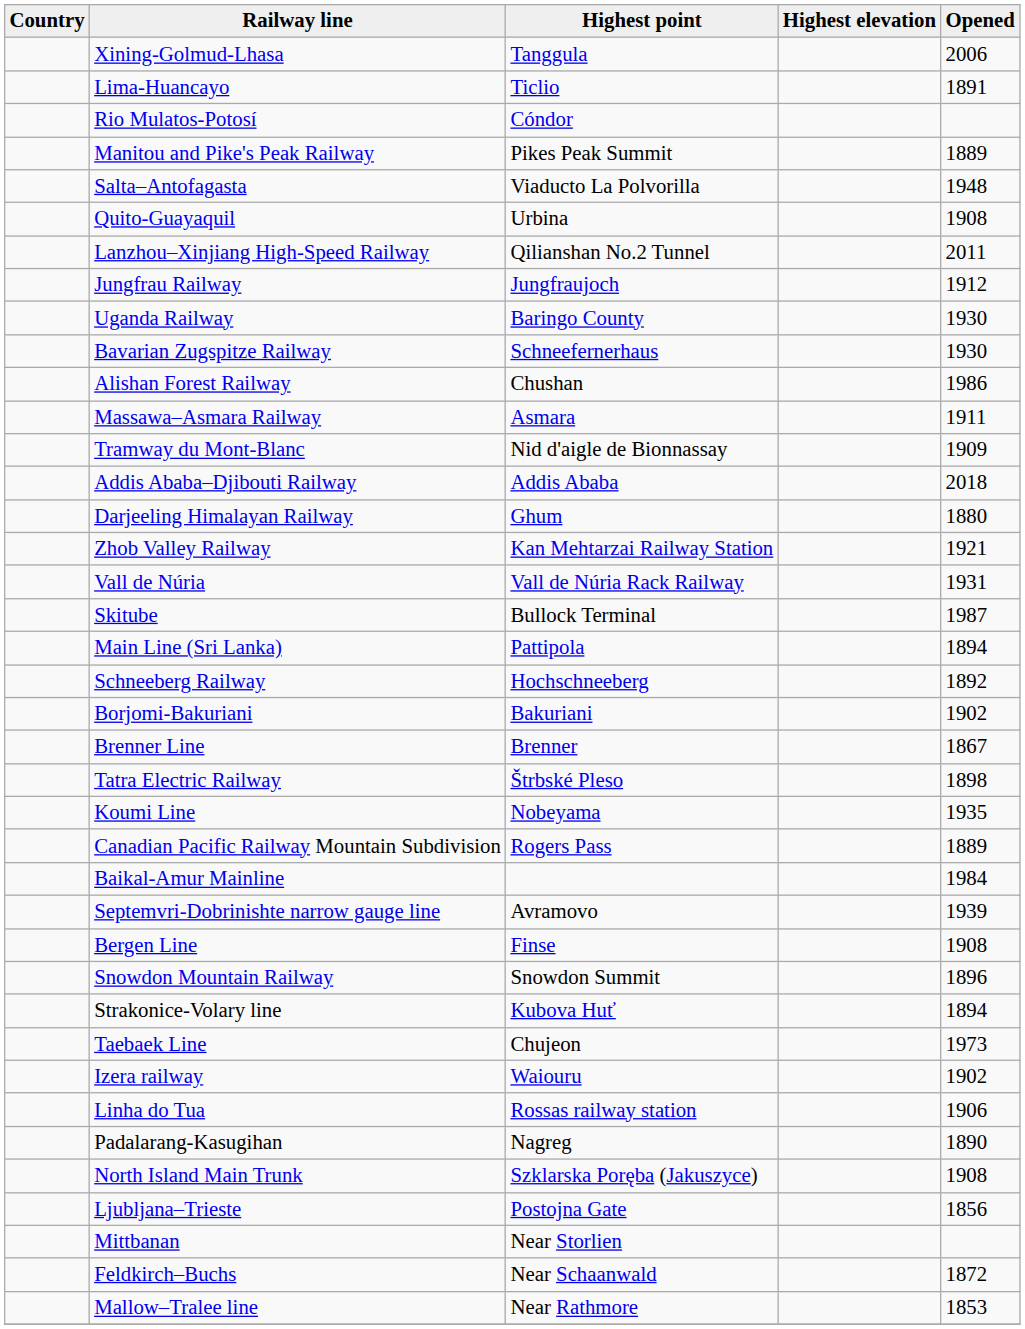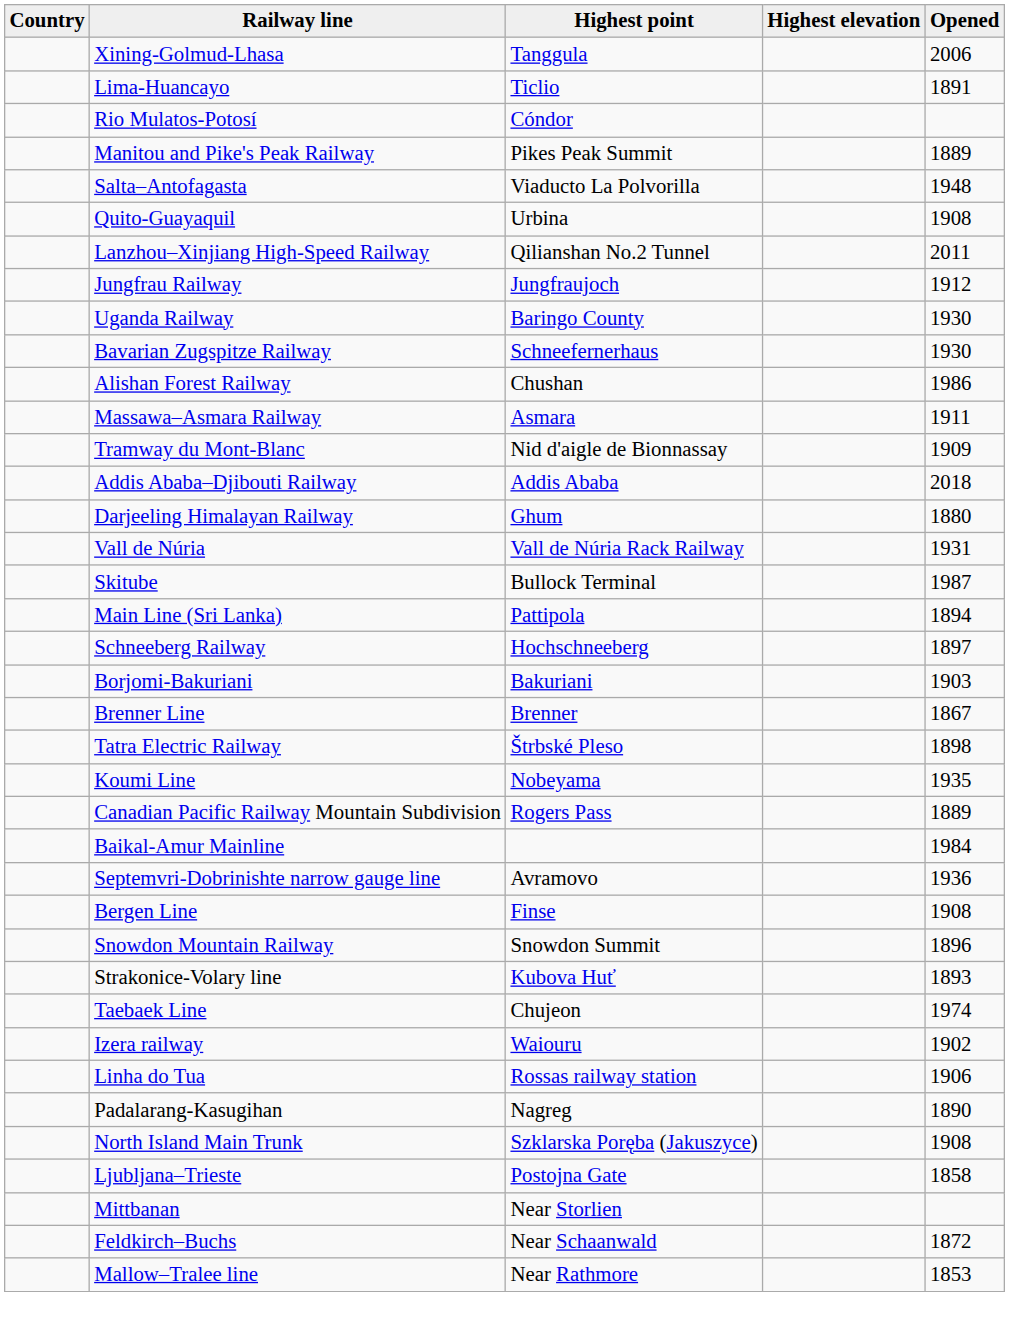- row: (182, 548)
(966, 680) 1892 -> (951, 647) 1897
(966, 713) 1902 -> (951, 680) 1903
(966, 911) 1939 -> (951, 878) 1936
(966, 1010) 1894 -> (951, 977) 1893
(966, 1043) 1973 -> (951, 1010) 1974
(966, 1208) 1856 -> (951, 1175) 1858
